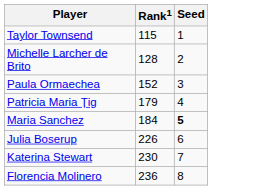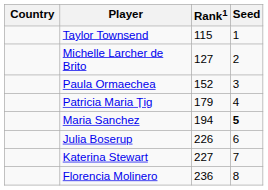+ column: (32, 15)
(148, 59) 128 -> (204, 59) 127
(148, 121) 184 -> (204, 121) 194
(148, 157) 230 -> (204, 157) 227
